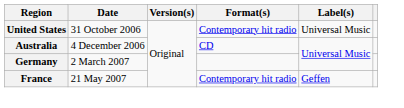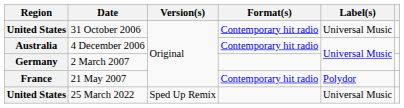(206, 45) CD -> (270, 45) Contemporary hit radio
(316, 78) Geffen -> (340, 78) Polydor
+ row: (103, 95)
